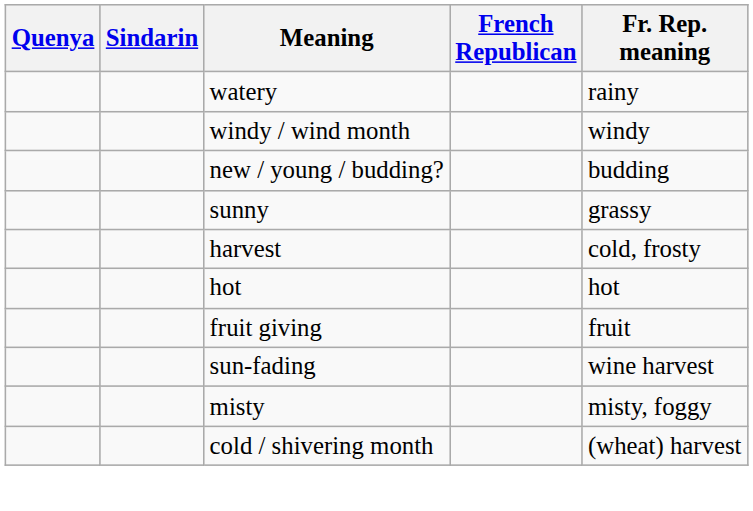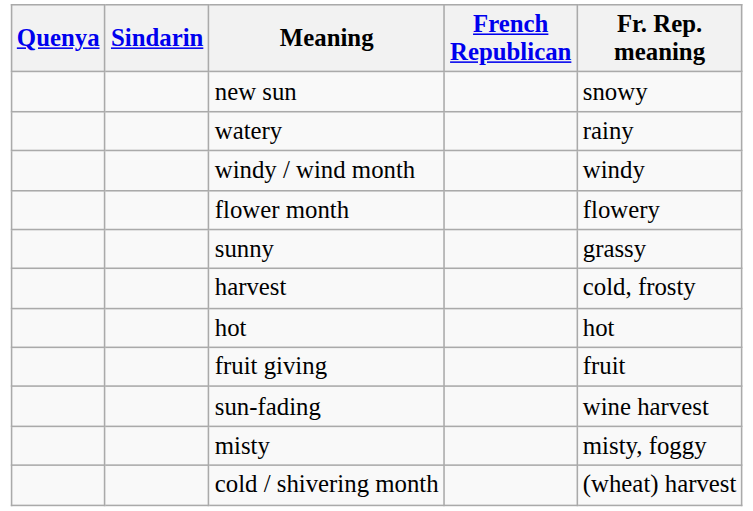+ row: (256, 91)
- row: (327, 170)
+ row: (282, 209)
